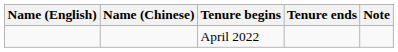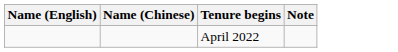- column: (322, 15)
